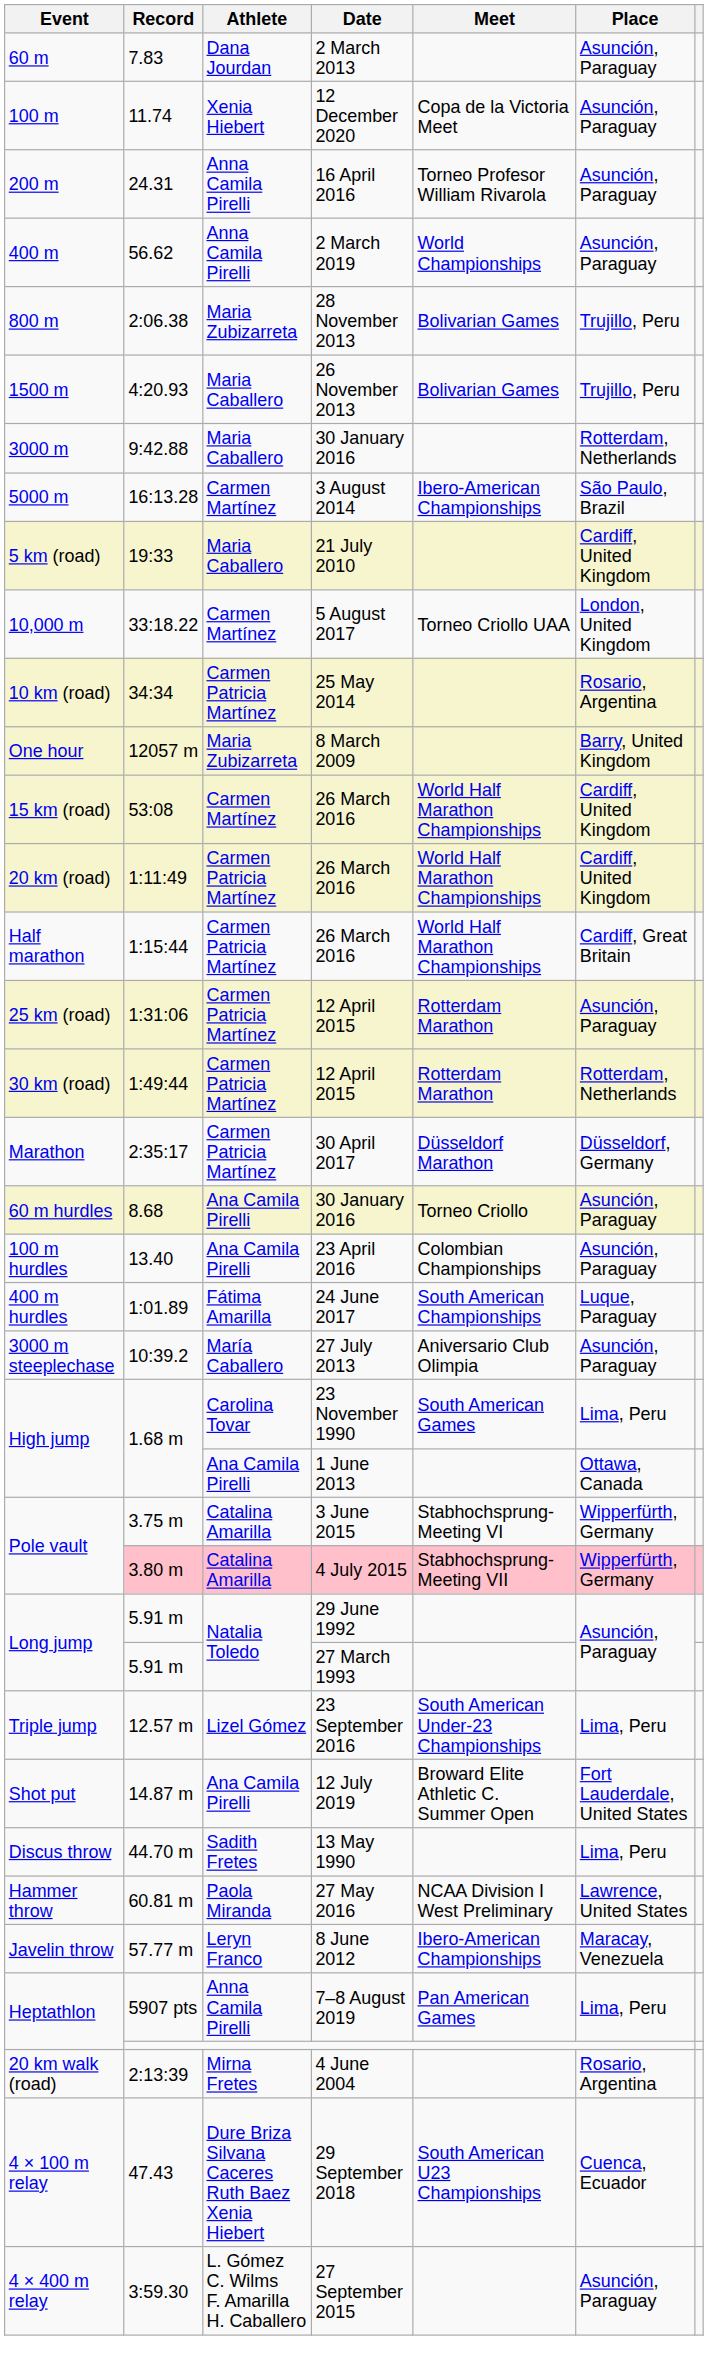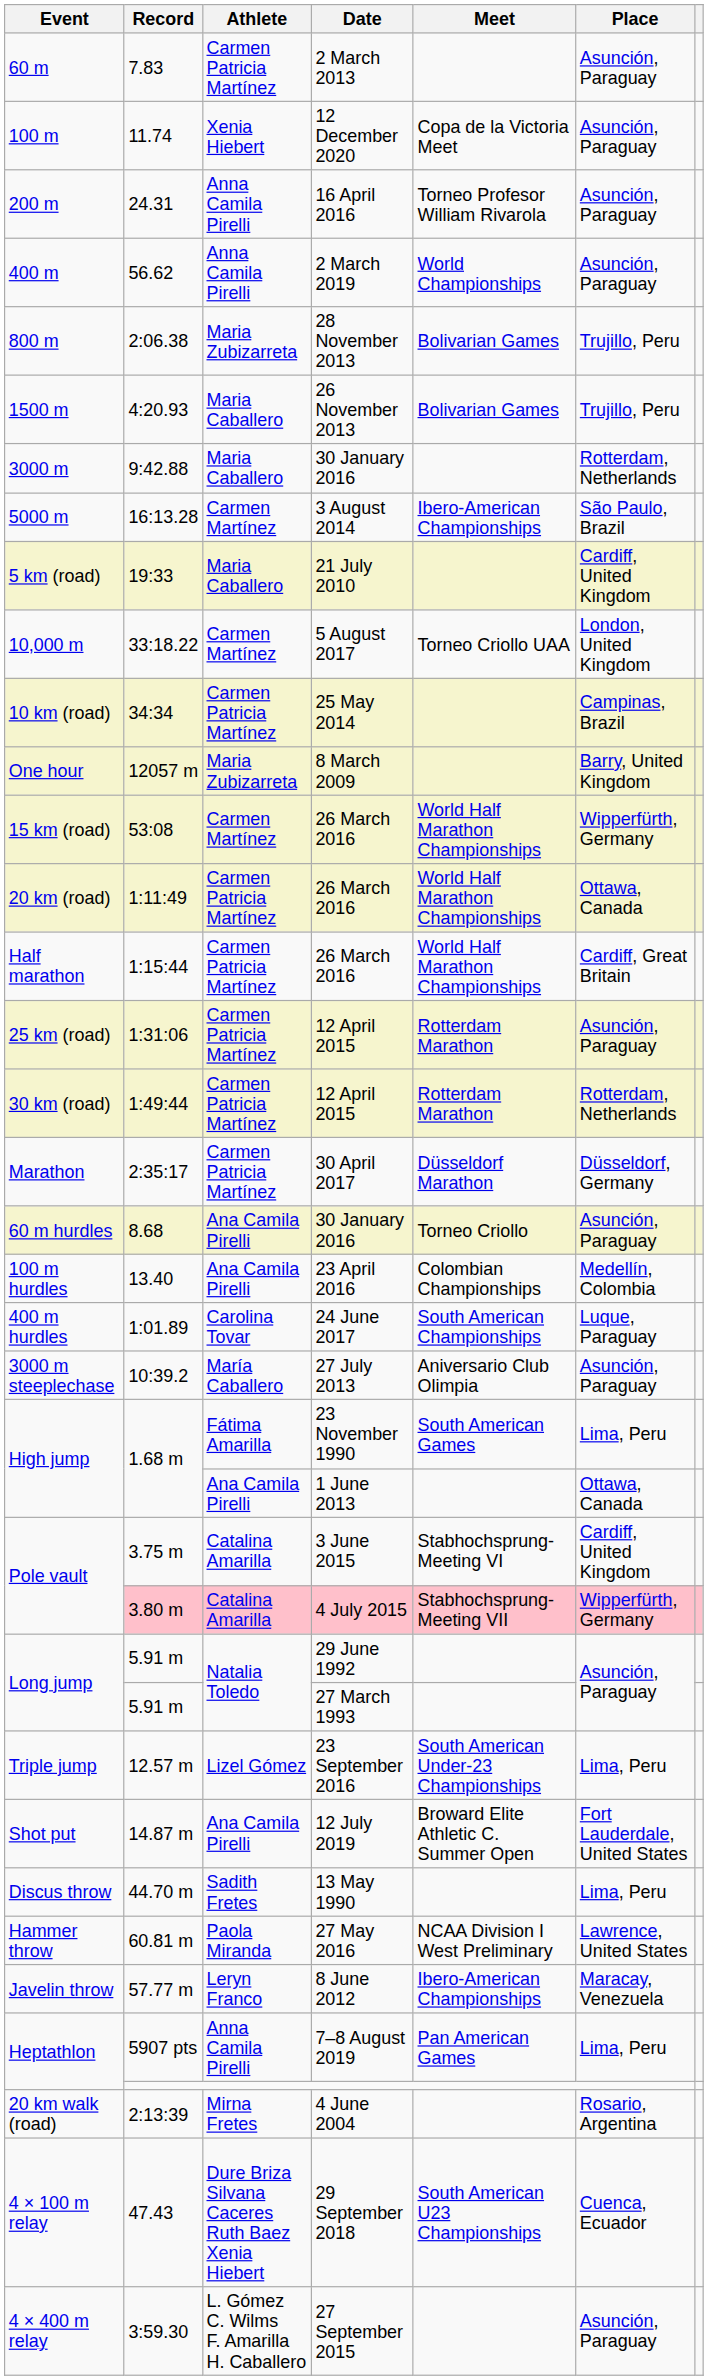(239, 57) Dana Jourdan -> (241, 67) Carmen Patricia Martínez
(618, 692) Rosario, Argentina -> (623, 712) Campinas, Brazil
(615, 809) Cardiff, United Kingdom -> (629, 829) Wipperfürth, Germany
(615, 878) Cardiff, United Kingdom -> (611, 898) Ottawa, Canada
(619, 1259) Asunción, Paraguay -> (618, 1279) Medellín, Colombia
(239, 1307) Fátima Amarilla -> (240, 1327) Carolina Tovar
(240, 1414) Carolina Tovar -> (239, 1434) Fátima Amarilla
(629, 1521) Wipperfürth, Germany -> (615, 1551) Cardiff, United Kingdom
